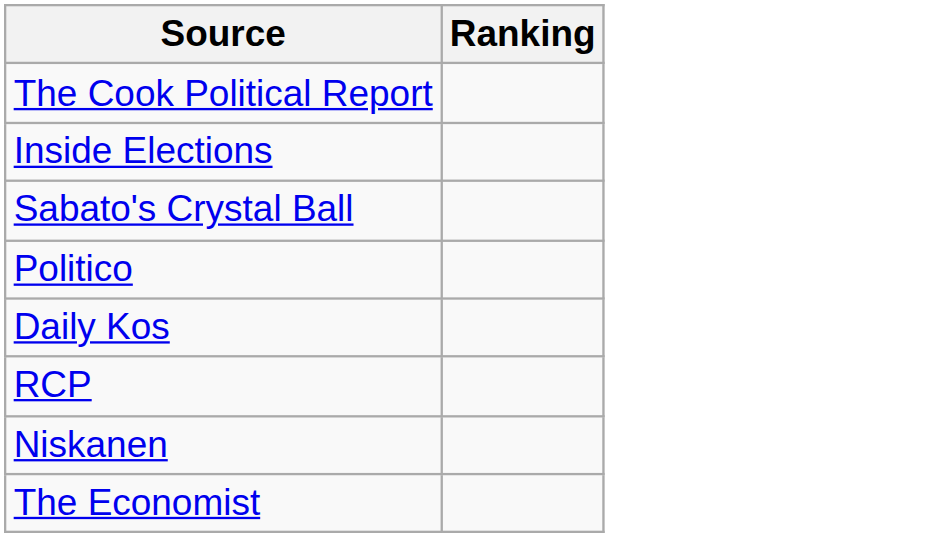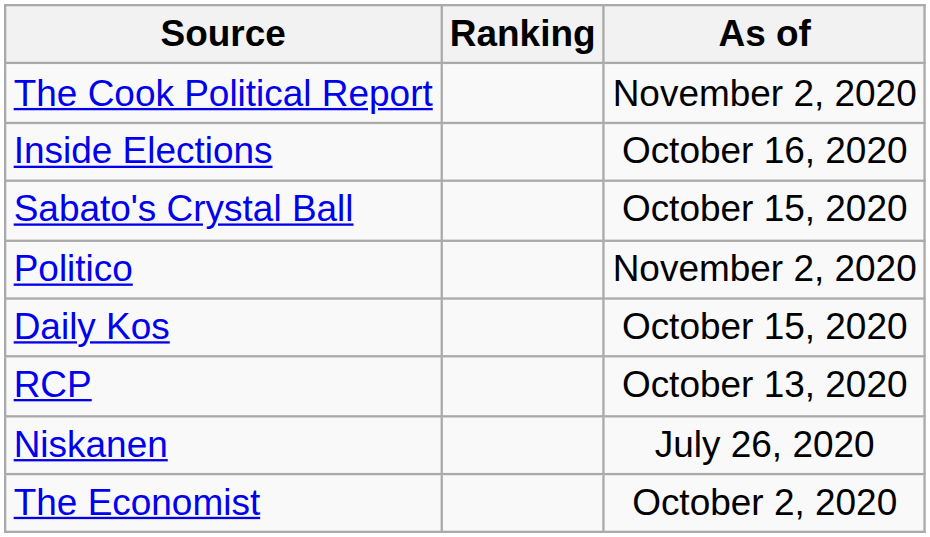+ column: (765, 33)
